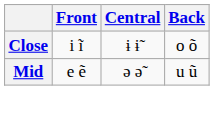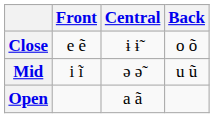(76, 44) i ĩ -> (76, 44) e ẽ
(76, 71) e ẽ -> (76, 71) i ĩ
+ row: (28, 98)
